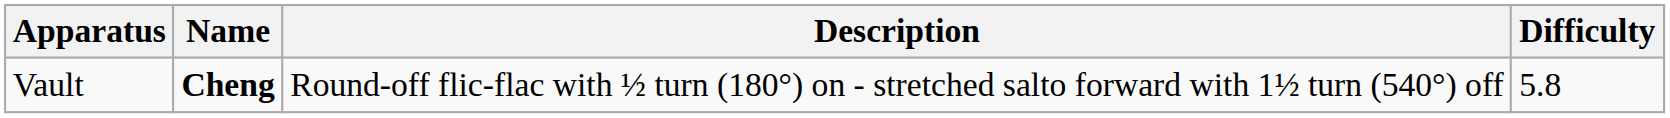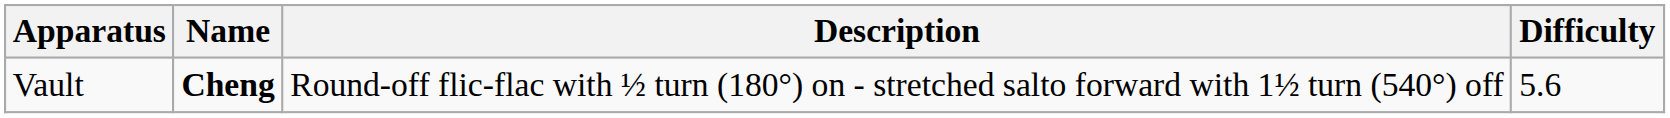(1540, 84) 5.8 -> (1540, 84) 5.6
